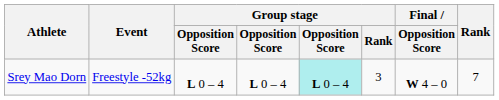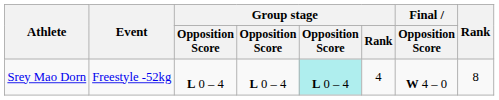(379, 77) 3 -> (379, 77) 4
(476, 77) 7 -> (476, 77) 8
